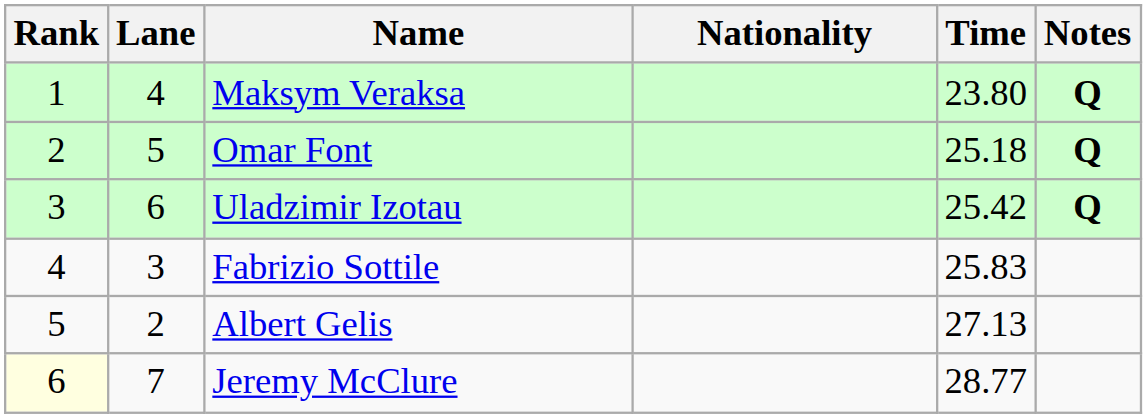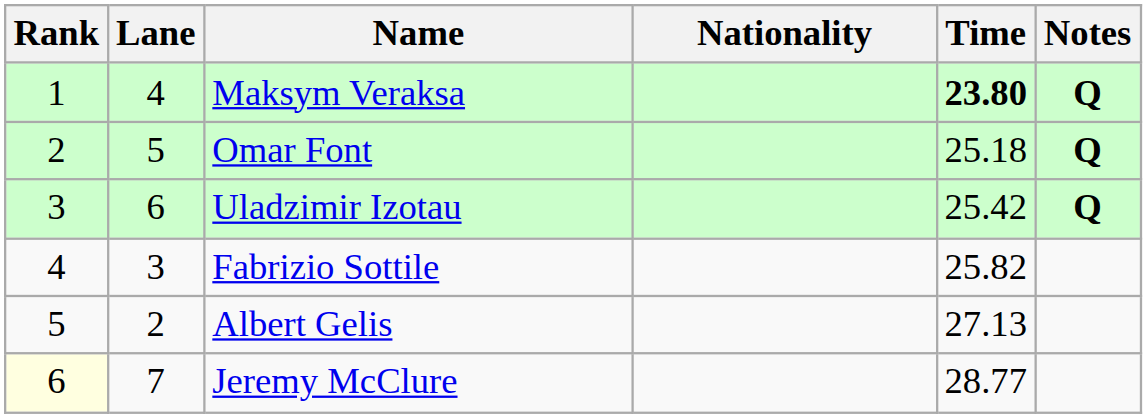(986, 91) normal -> (986, 91) bold
(986, 265) 25.83 -> (986, 265) 25.82
